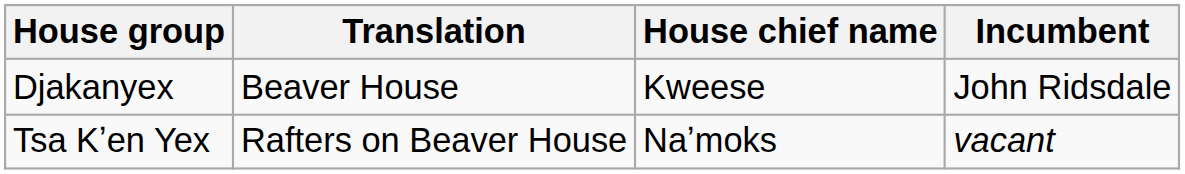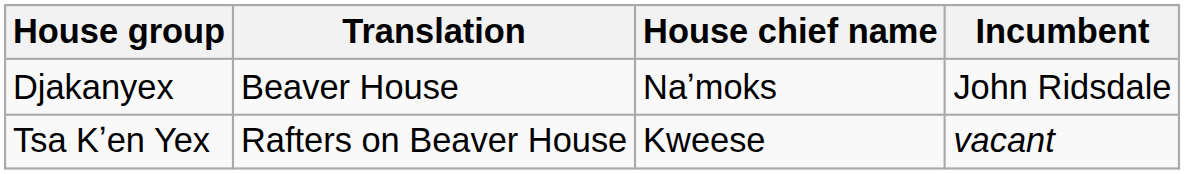(704, 86) Kweese -> (710, 86) Naʼmoks
(710, 140) Naʼmoks -> (704, 140) Kweese
